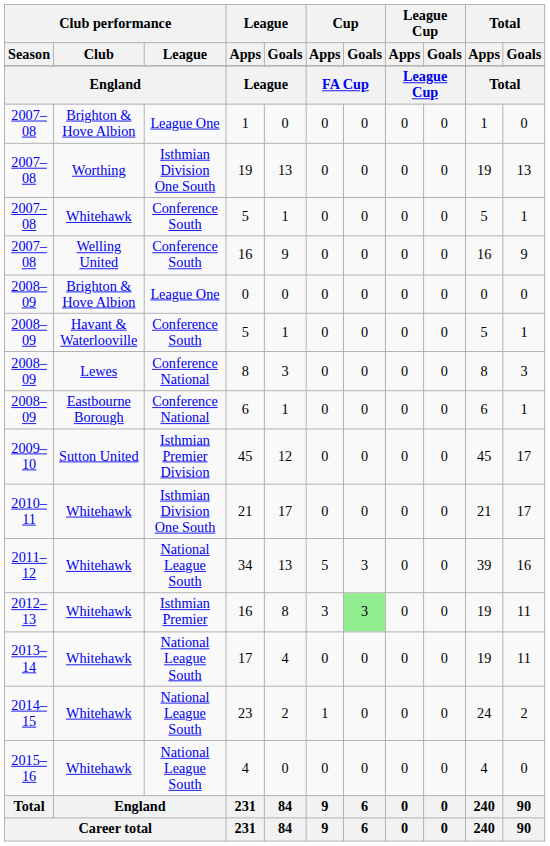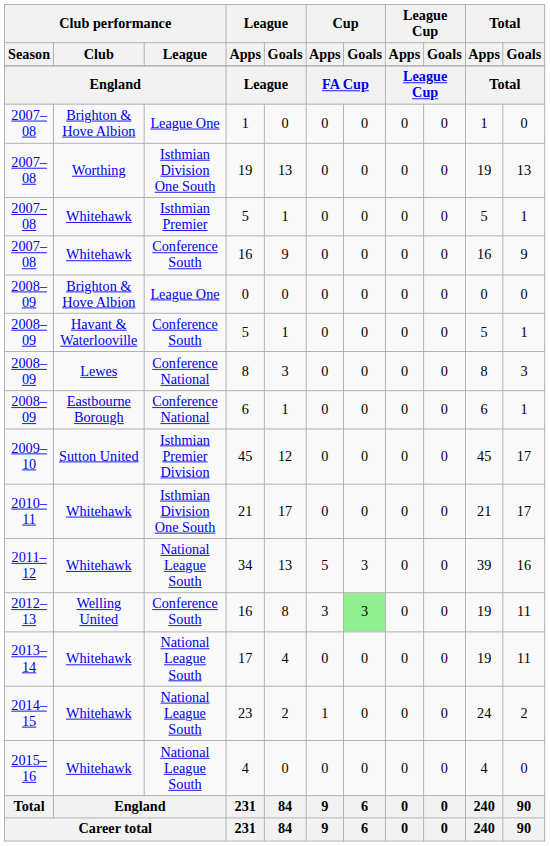(185, 216) Conference South -> (185, 216) Isthmian Premier
(99, 255) Welling United -> (99, 255) Whitehawk
(99, 612) Whitehawk -> (99, 612) Welling United
(185, 612) Isthmian Premier -> (185, 612) Conference South
